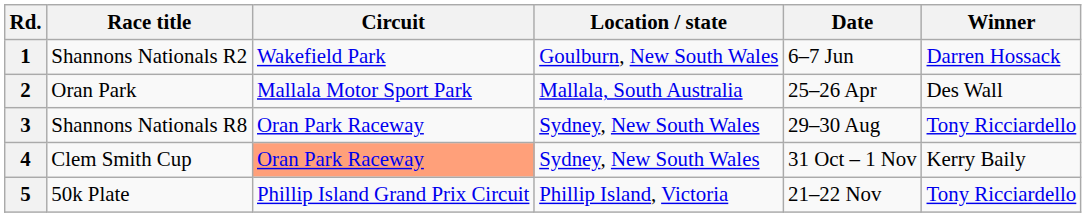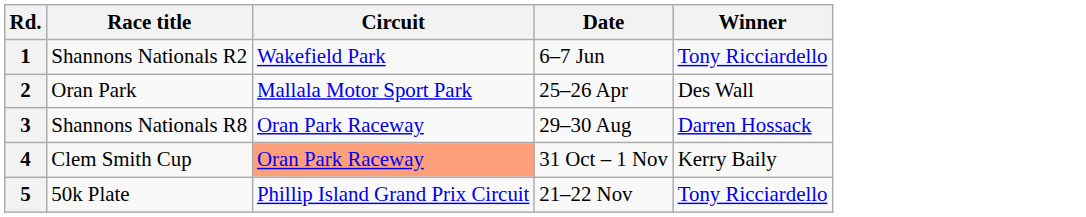- column: (659, 22)
(993, 56) Darren Hossack -> (753, 56) Tony Ricciardello
(1001, 125) Tony Ricciardello -> (745, 125) Darren Hossack
